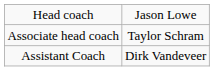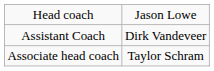rows swapped: (63, 35) <-> (63, 55)
